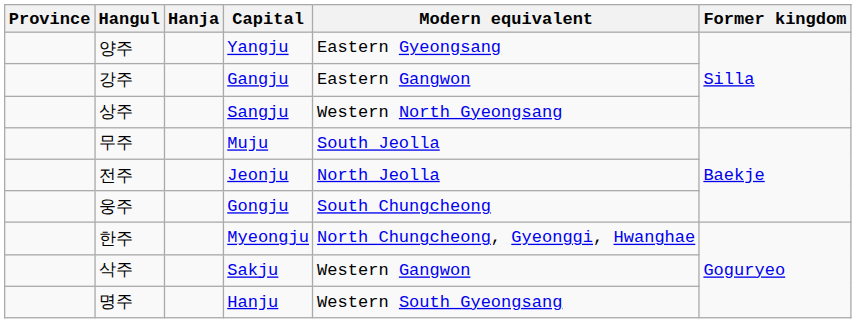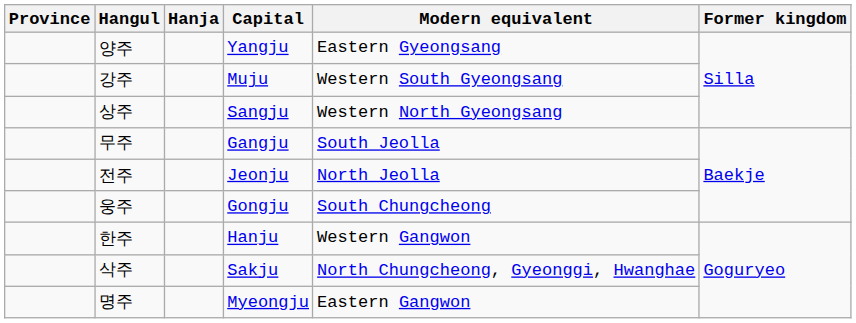(258, 80) Gangju -> (248, 80) Muju
(394, 80) Eastern Gangwon -> (440, 80) Western South Gyeongsang
(248, 143) Muju -> (258, 143) Gangju
(268, 238) Myeongju -> (253, 238) Hanju
(506, 238) North Chungcheong, Gyeonggi, Hwanghae -> (394, 238) Western Gangwon
(394, 270) Western Gangwon -> (506, 270) North Chungcheong, Gyeonggi, Hwanghae
(253, 302) Hanju -> (268, 302) Myeongju
(440, 302) Western South Gyeongsang -> (394, 302) Eastern Gangwon
